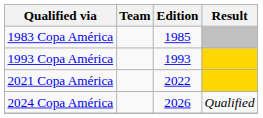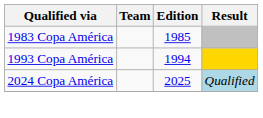(178, 59) 1993 -> (178, 59) 1994
- row: (60, 81)
(178, 102) 2026 -> (178, 81) 2025
(230, 102) no background -> (230, 81) lightblue background
